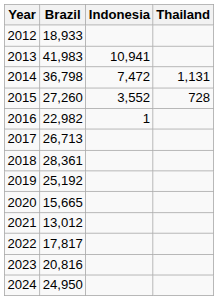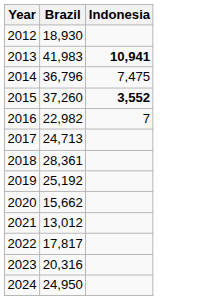- column: (183, 14)
(63, 35) 18,933 -> (63, 35) 18,930
(130, 56) normal -> (130, 56) bold
(63, 77) 36,798 -> (63, 77) 36,796
(134, 77) 7,472 -> (134, 77) 7,475
(63, 98) 27,260 -> (63, 98) 37,260
(134, 98) normal -> (134, 98) bold
(146, 118) 1 -> (146, 118) 7
(63, 139) 26,713 -> (63, 139) 24,713
(63, 202) 15,665 -> (63, 202) 15,662
(63, 264) 20,816 -> (63, 264) 20,316
